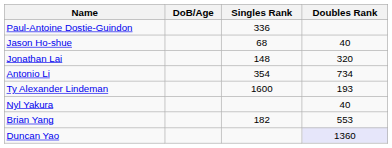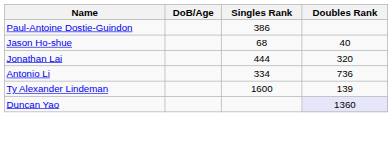(262, 28) 336 -> (262, 28) 386
(262, 58) 148 -> (262, 58) 444
(262, 74) 354 -> (262, 74) 334
(345, 74) 734 -> (345, 74) 736
(345, 89) 193 -> (345, 89) 139
- row: (30, 105)
- row: (30, 120)
